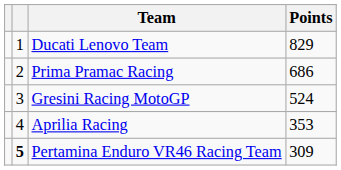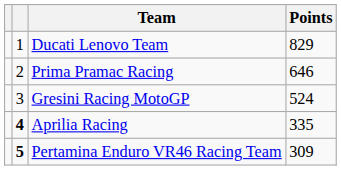(301, 71) 686 -> (301, 71) 646
(20, 125) normal -> (20, 125) bold
(301, 125) 353 -> (301, 125) 335
